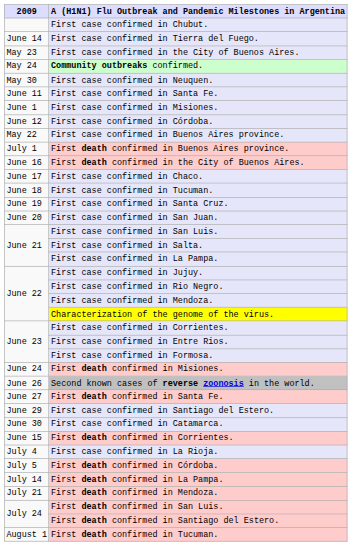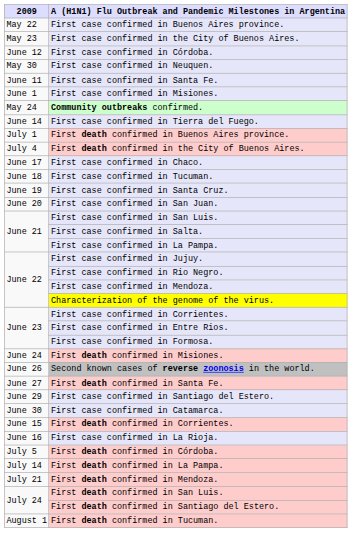- row: (130, 25)
rows swapped: (168, 135) <-> (155, 39)
rows swapped: (127, 66) <-> (132, 121)
(24, 163) June 16 -> (22, 149) July 4
(22, 452) July 4 -> (24, 438) June 16
